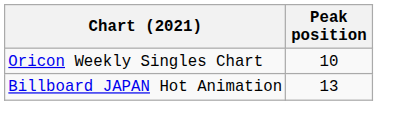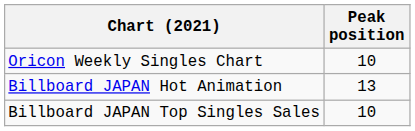+ row: (164, 112)
